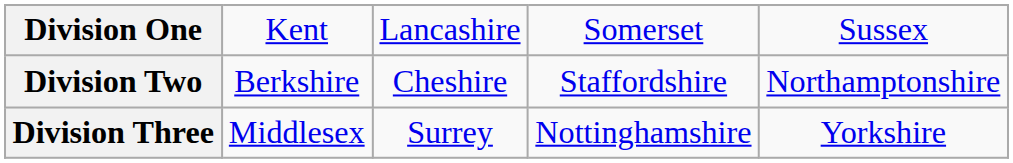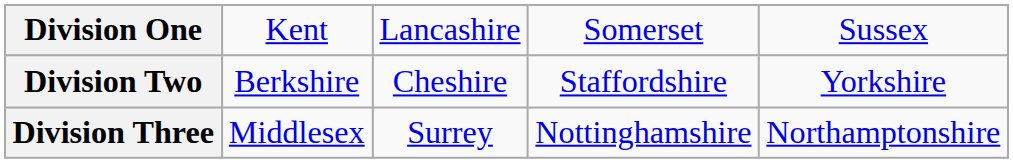(883, 81) Northamptonshire -> (883, 81) Yorkshire
(883, 132) Yorkshire -> (883, 132) Northamptonshire
